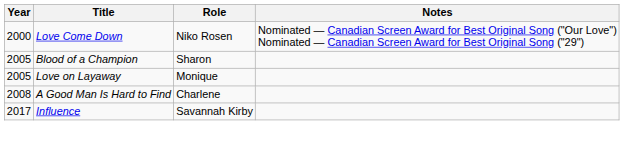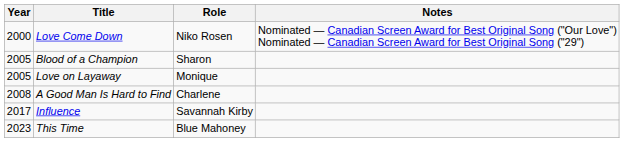+ row: (60, 128)
